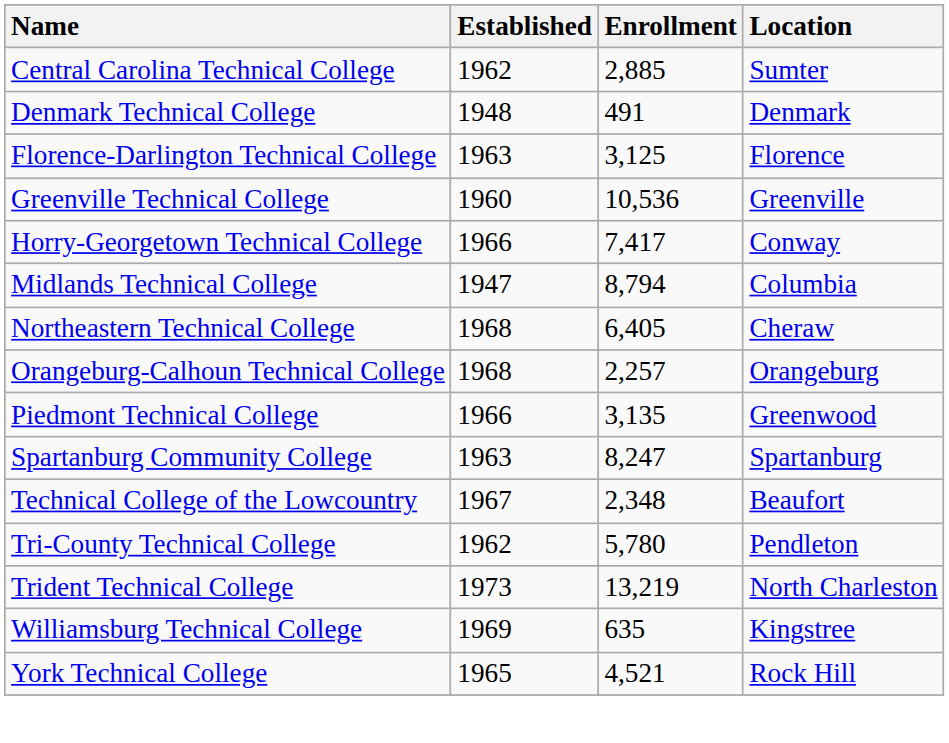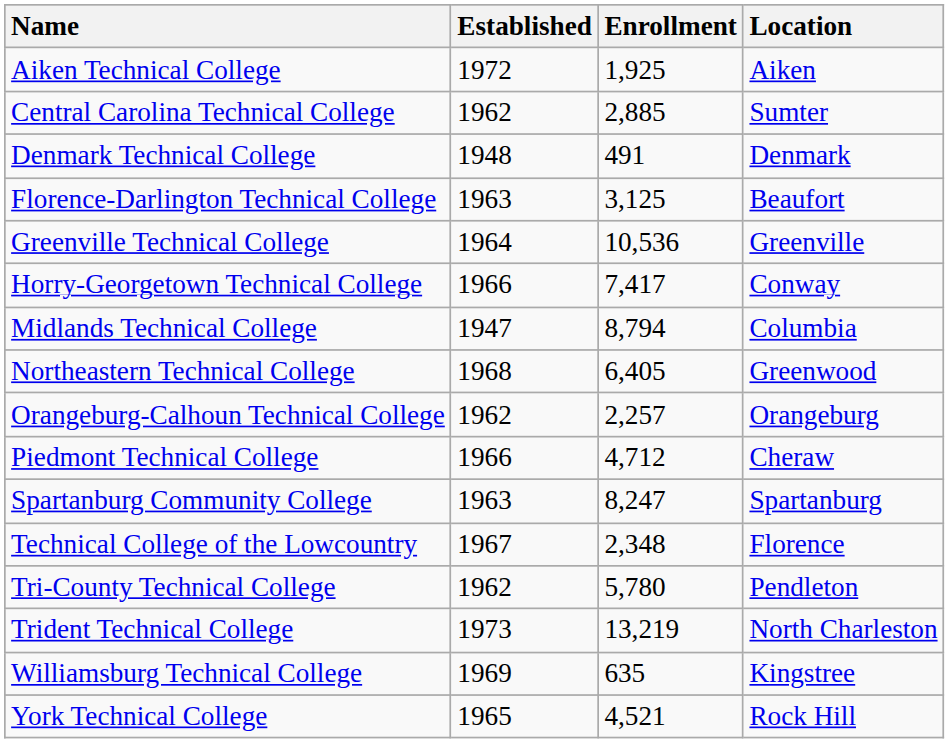+ row: (146, 69)
(797, 155) Florence -> (797, 198) Beaufort
(485, 198) 1960 -> (485, 241) 1964
(792, 328) Cheraw -> (813, 371) Greenwood
(485, 371) 1968 -> (485, 414) 1962
(635, 414) 3,135 -> (635, 457) 4,712
(813, 414) Greenwood -> (792, 457) Cheraw
(797, 500) Beaufort -> (797, 543) Florence
